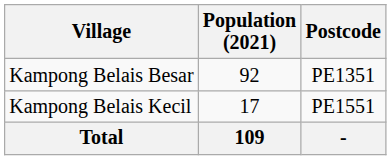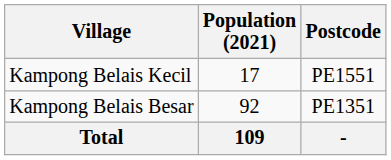rows swapped: (101, 74) <-> (100, 106)
